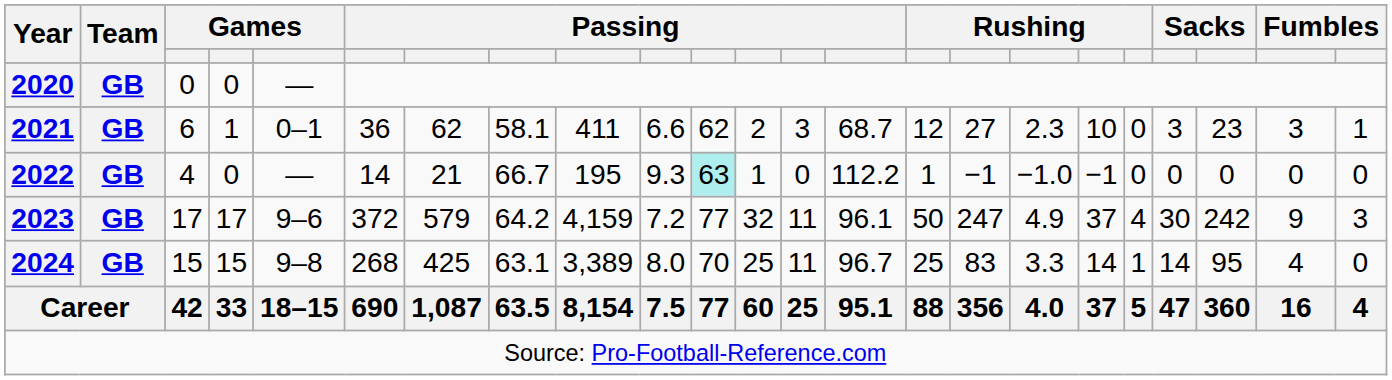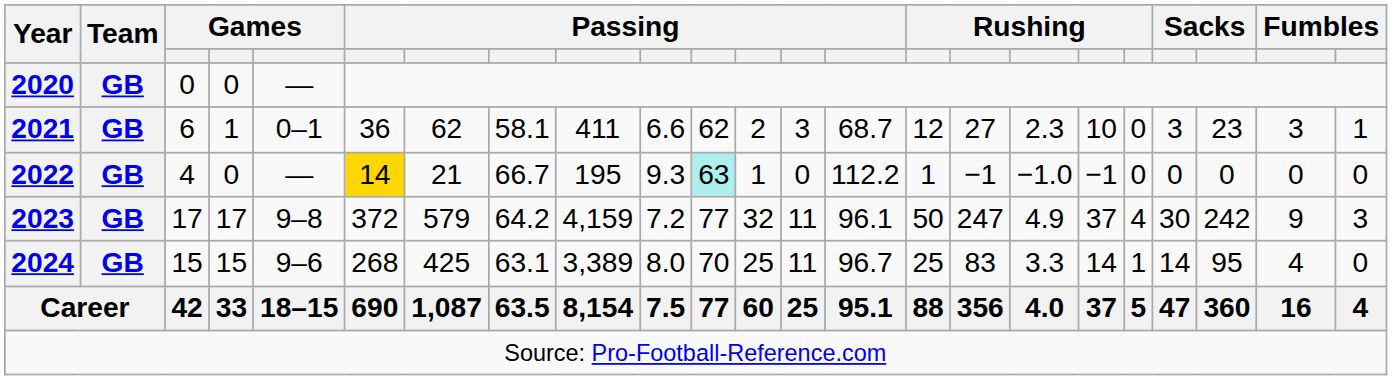(375, 173) no background -> (375, 173) gold background
(299, 218) 9–6 -> (299, 218) 9–8
(299, 263) 9–8 -> (299, 263) 9–6
